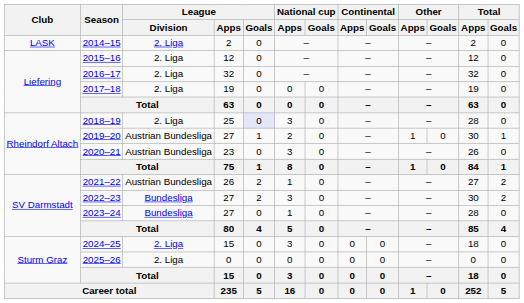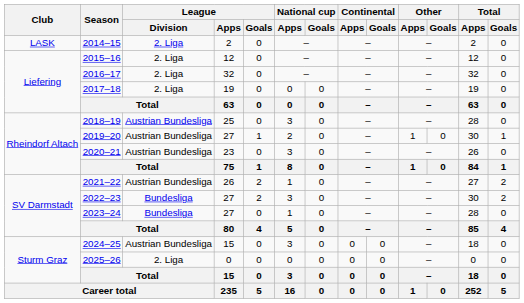(169, 120) 2. Liga -> (169, 120) Austrian Bundesliga
(259, 120) lavender background -> (259, 120) no background
(169, 244) 2. Liga -> (169, 244) Austrian Bundesliga
